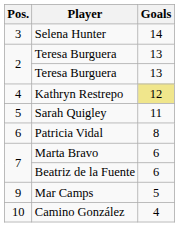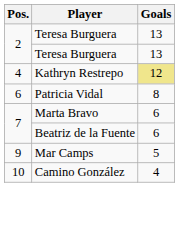- row: (18, 34)
- row: (18, 113)
